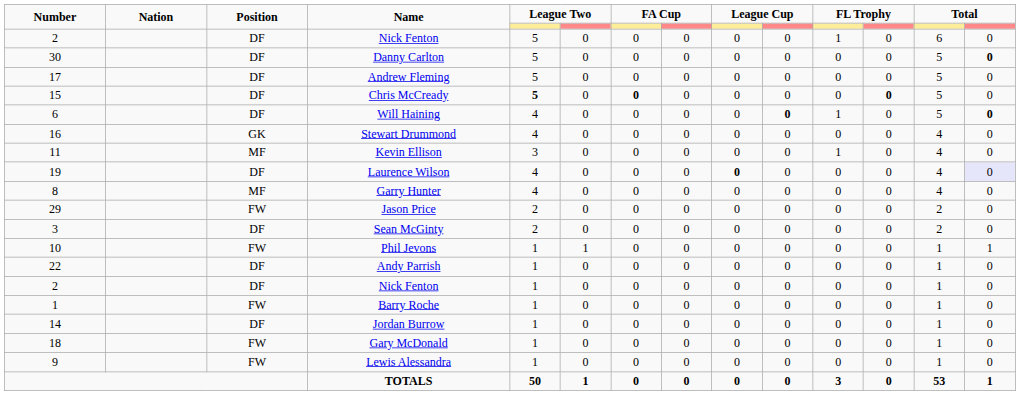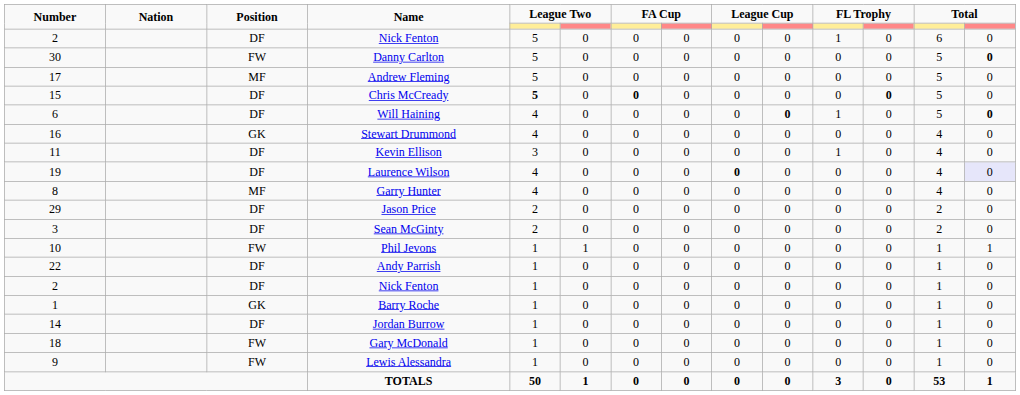(257, 57) DF -> (257, 57) FW
(257, 76) DF -> (257, 76) MF
(257, 152) MF -> (257, 152) DF
(257, 209) FW -> (257, 209) DF
(257, 305) FW -> (257, 305) GK
